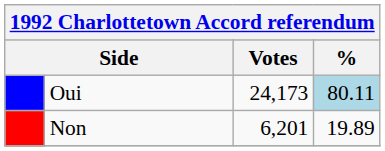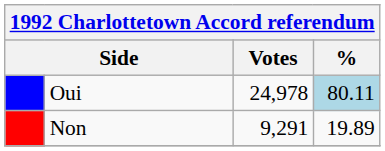(279, 93) 24,173 -> (279, 93) 24,978
(284, 128) 6,201 -> (284, 128) 9,291
